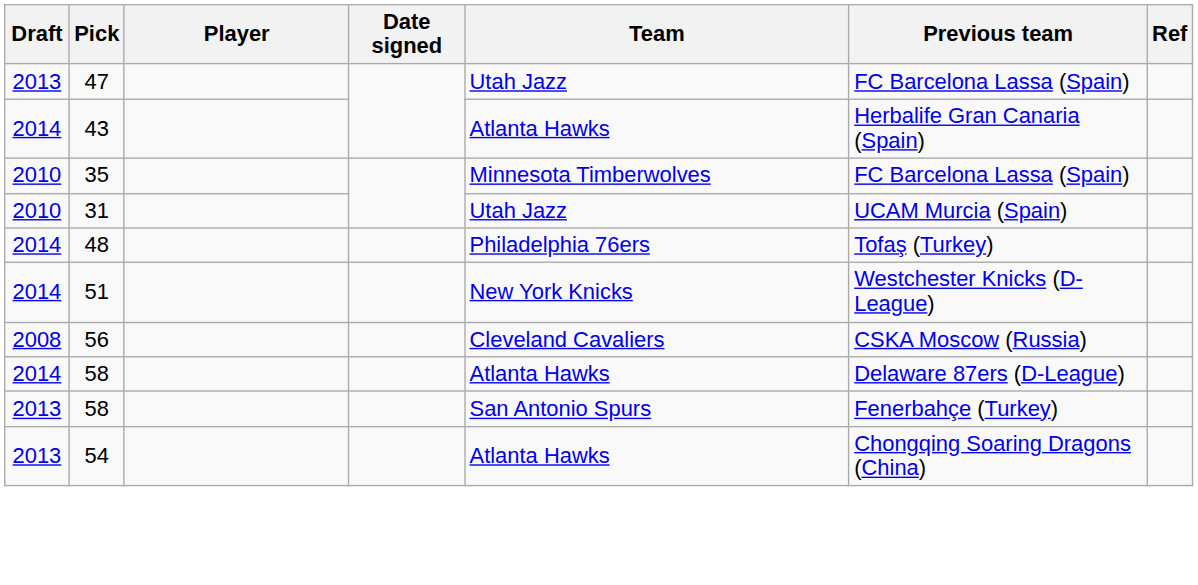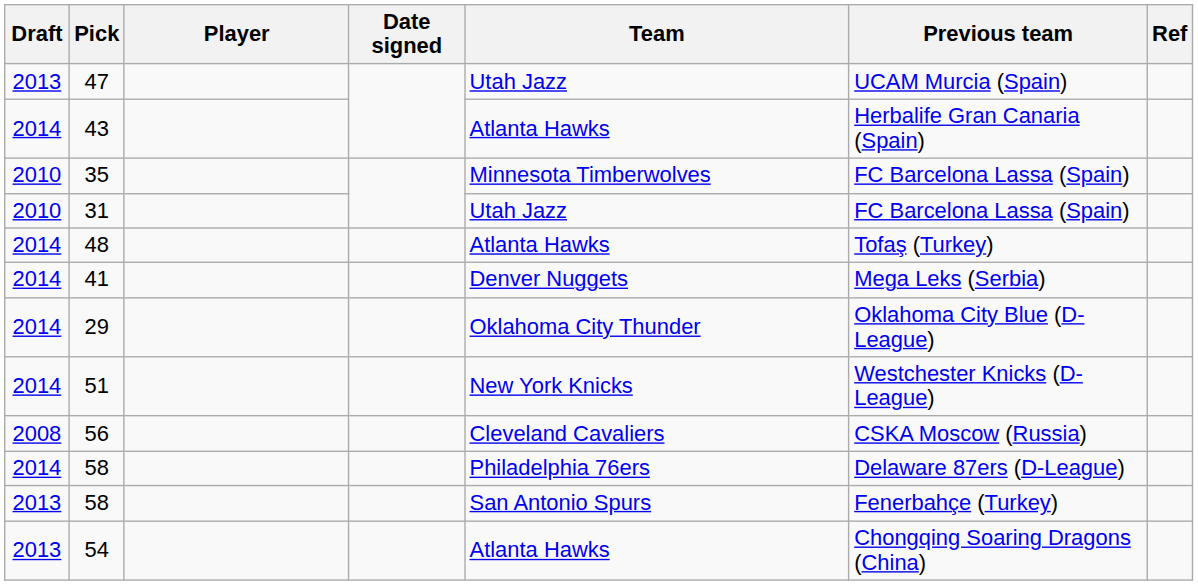(992, 81) FC Barcelona Lassa (Spain) -> (961, 81) UCAM Murcia (Spain)
(961, 210) UCAM Murcia (Spain) -> (992, 210) FC Barcelona Lassa (Spain)
(560, 245) Philadelphia 76ers -> (540, 245) Atlanta Hawks
+ row: (37, 279)
+ row: (37, 326)
(540, 373) Atlanta Hawks -> (560, 468) Philadelphia 76ers
